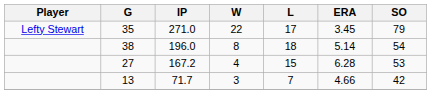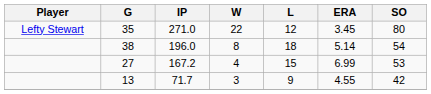(291, 30) 17 -> (291, 30) 12
(399, 30) 79 -> (399, 30) 80
(345, 64) 6.28 -> (345, 64) 6.99
(291, 81) 7 -> (291, 81) 9
(345, 81) 4.66 -> (345, 81) 4.55
